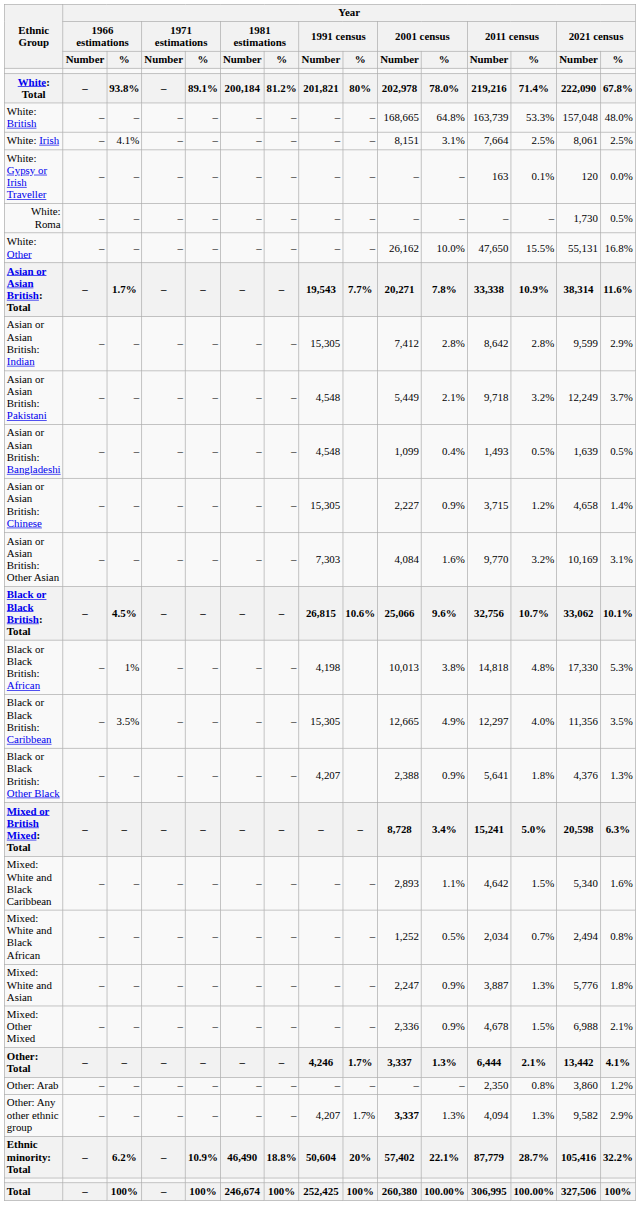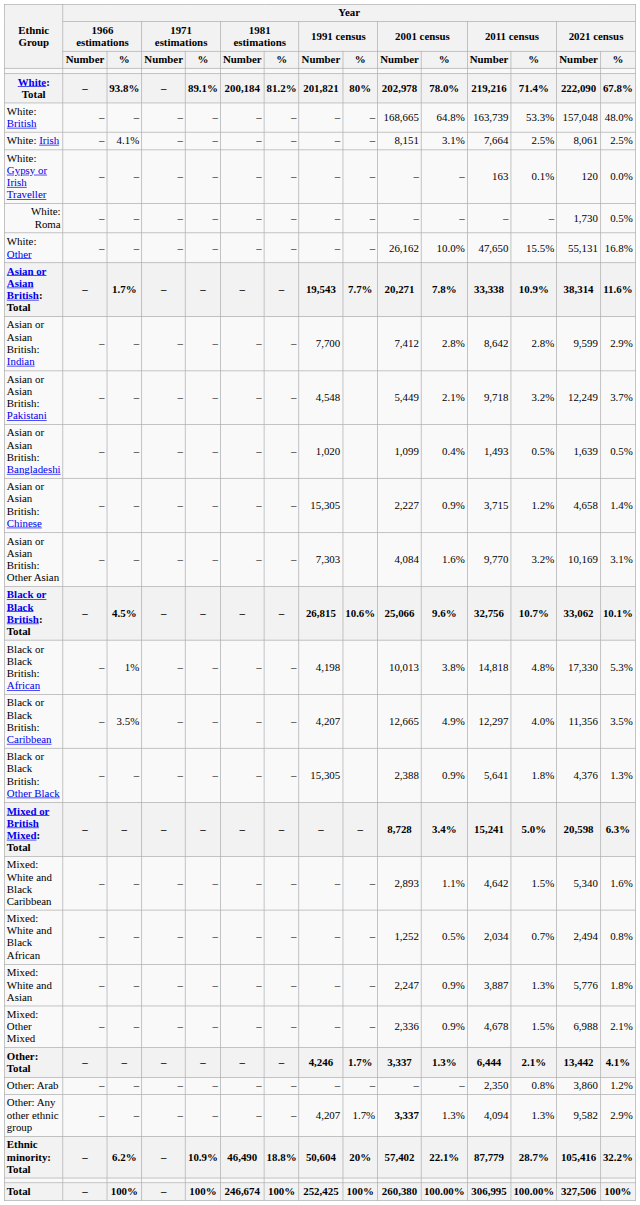(325, 343) 15,305 -> (328, 343) 7,700
(328, 451) 4,548 -> (328, 451) 1,020
(325, 721) 15,305 -> (328, 721) 4,207
(328, 775) 4,207 -> (325, 775) 15,305
